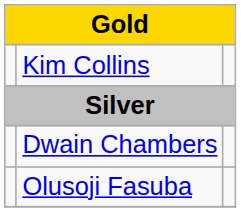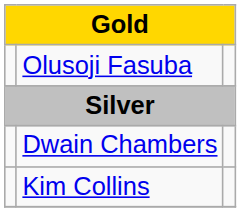rows swapped: (107, 186) <-> (86, 65)
